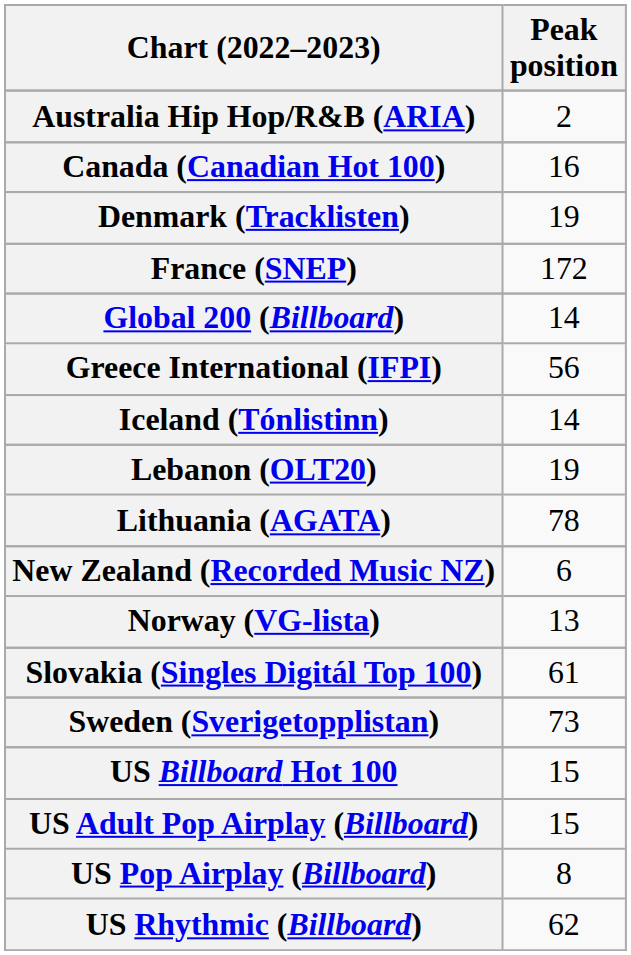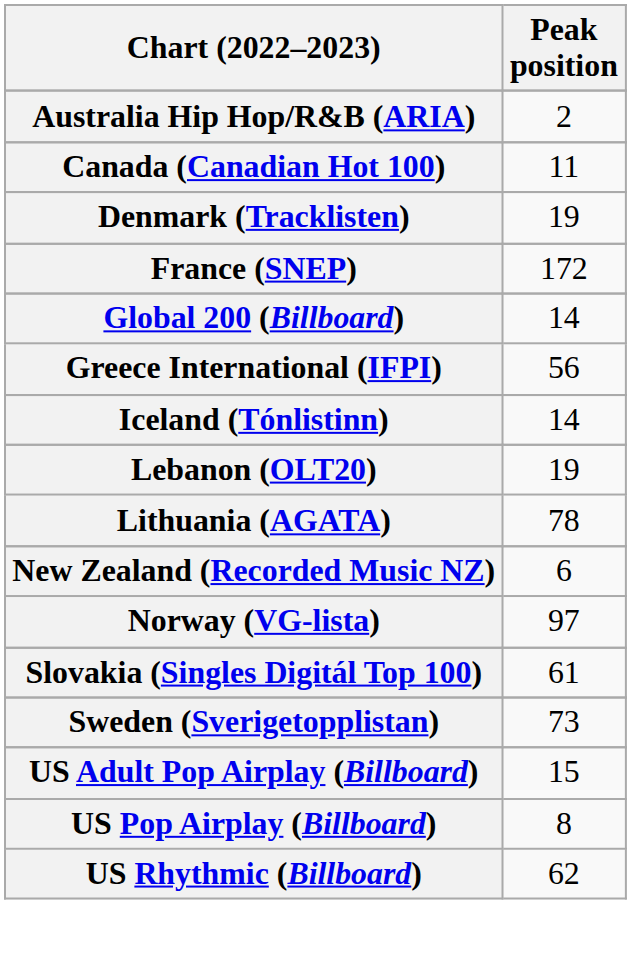(564, 166) 16 -> (564, 166) 11
(564, 621) 13 -> (564, 621) 97
- row: (254, 772)
